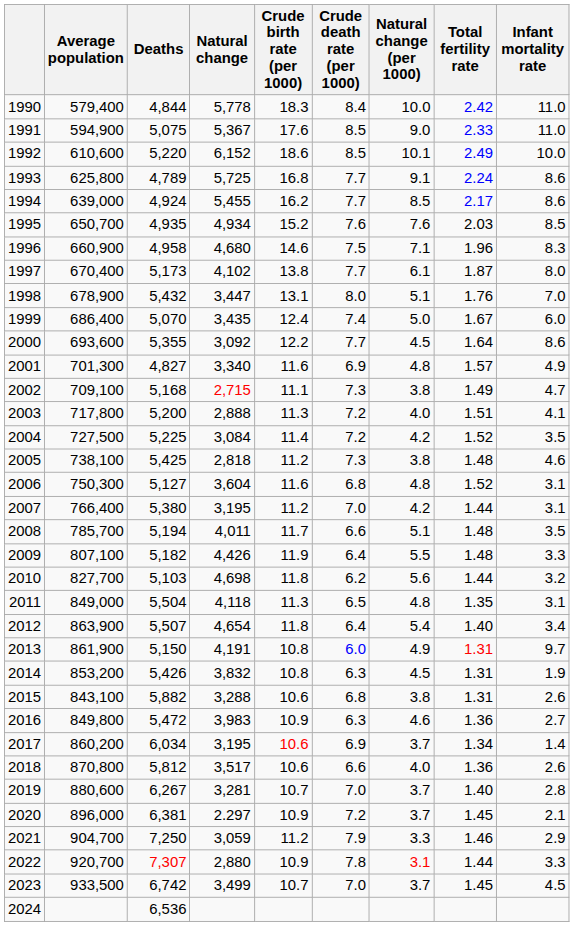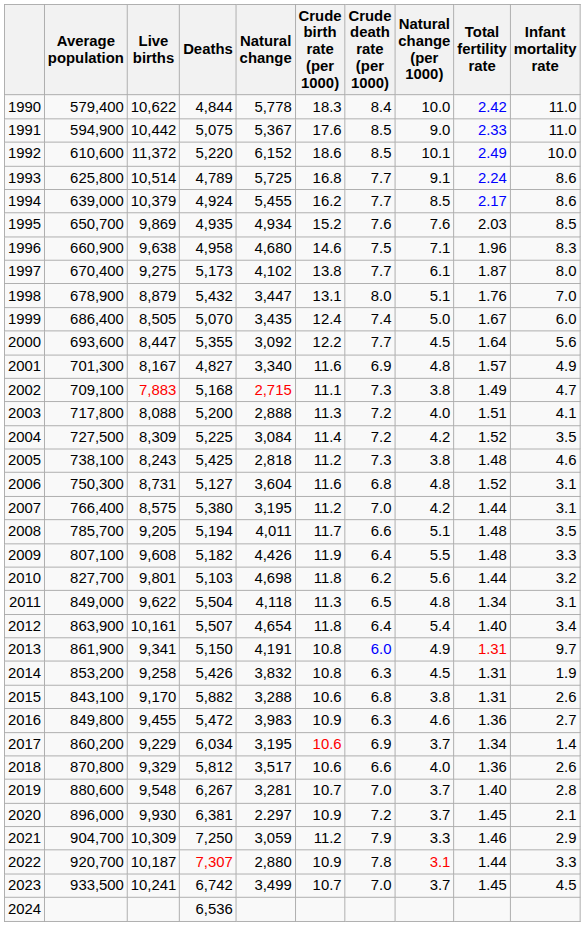+ column: (154, 49)
(555, 342) 8.6 -> (566, 342) 5.6
(478, 602) 1.35 -> (492, 602) 1.34
